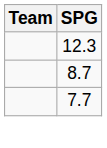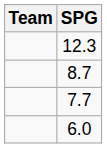+ row: (79, 128)
